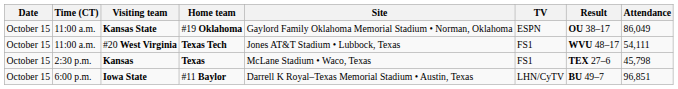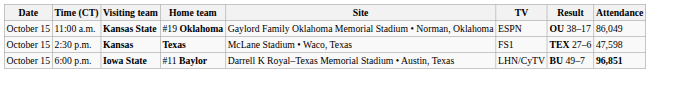- row: (140, 44)
(637, 60) 45,798 -> (609, 44) 47,598
(637, 76) normal -> (609, 60) bold
